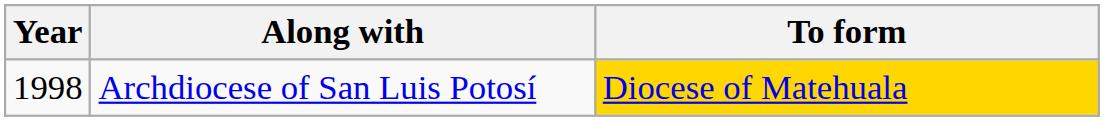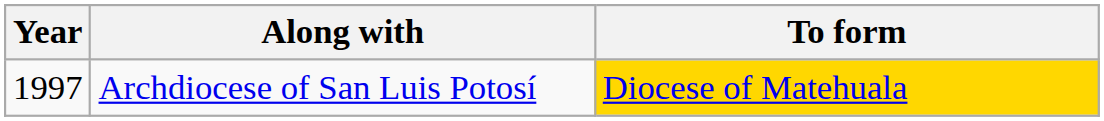(48, 87) 1998 -> (48, 87) 1997
